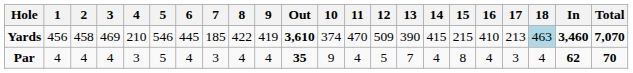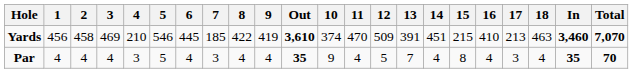(410, 36) 390 -> (410, 36) 391
(436, 36) 415 -> (436, 36) 451
(542, 36) lightblue background -> (542, 36) no background
(573, 57) 62 -> (573, 57) 35
